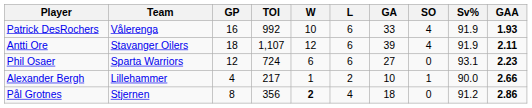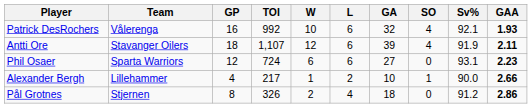(389, 29) 33 -> (389, 29) 32
(468, 29) 91.9 -> (468, 29) 92.1
(271, 95) 356 -> (271, 95) 326
(311, 95) bold -> (311, 95) normal
